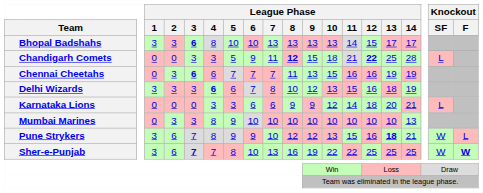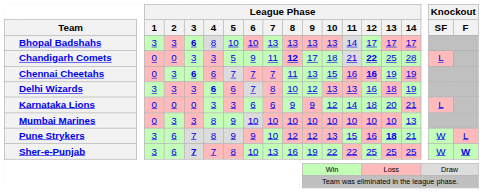(372, 43) 15 -> (372, 43) 17
(312, 58) 15 -> (312, 58) 17
(372, 74) normal -> (372, 74) bold
(352, 89) 15 -> (352, 89) 13
